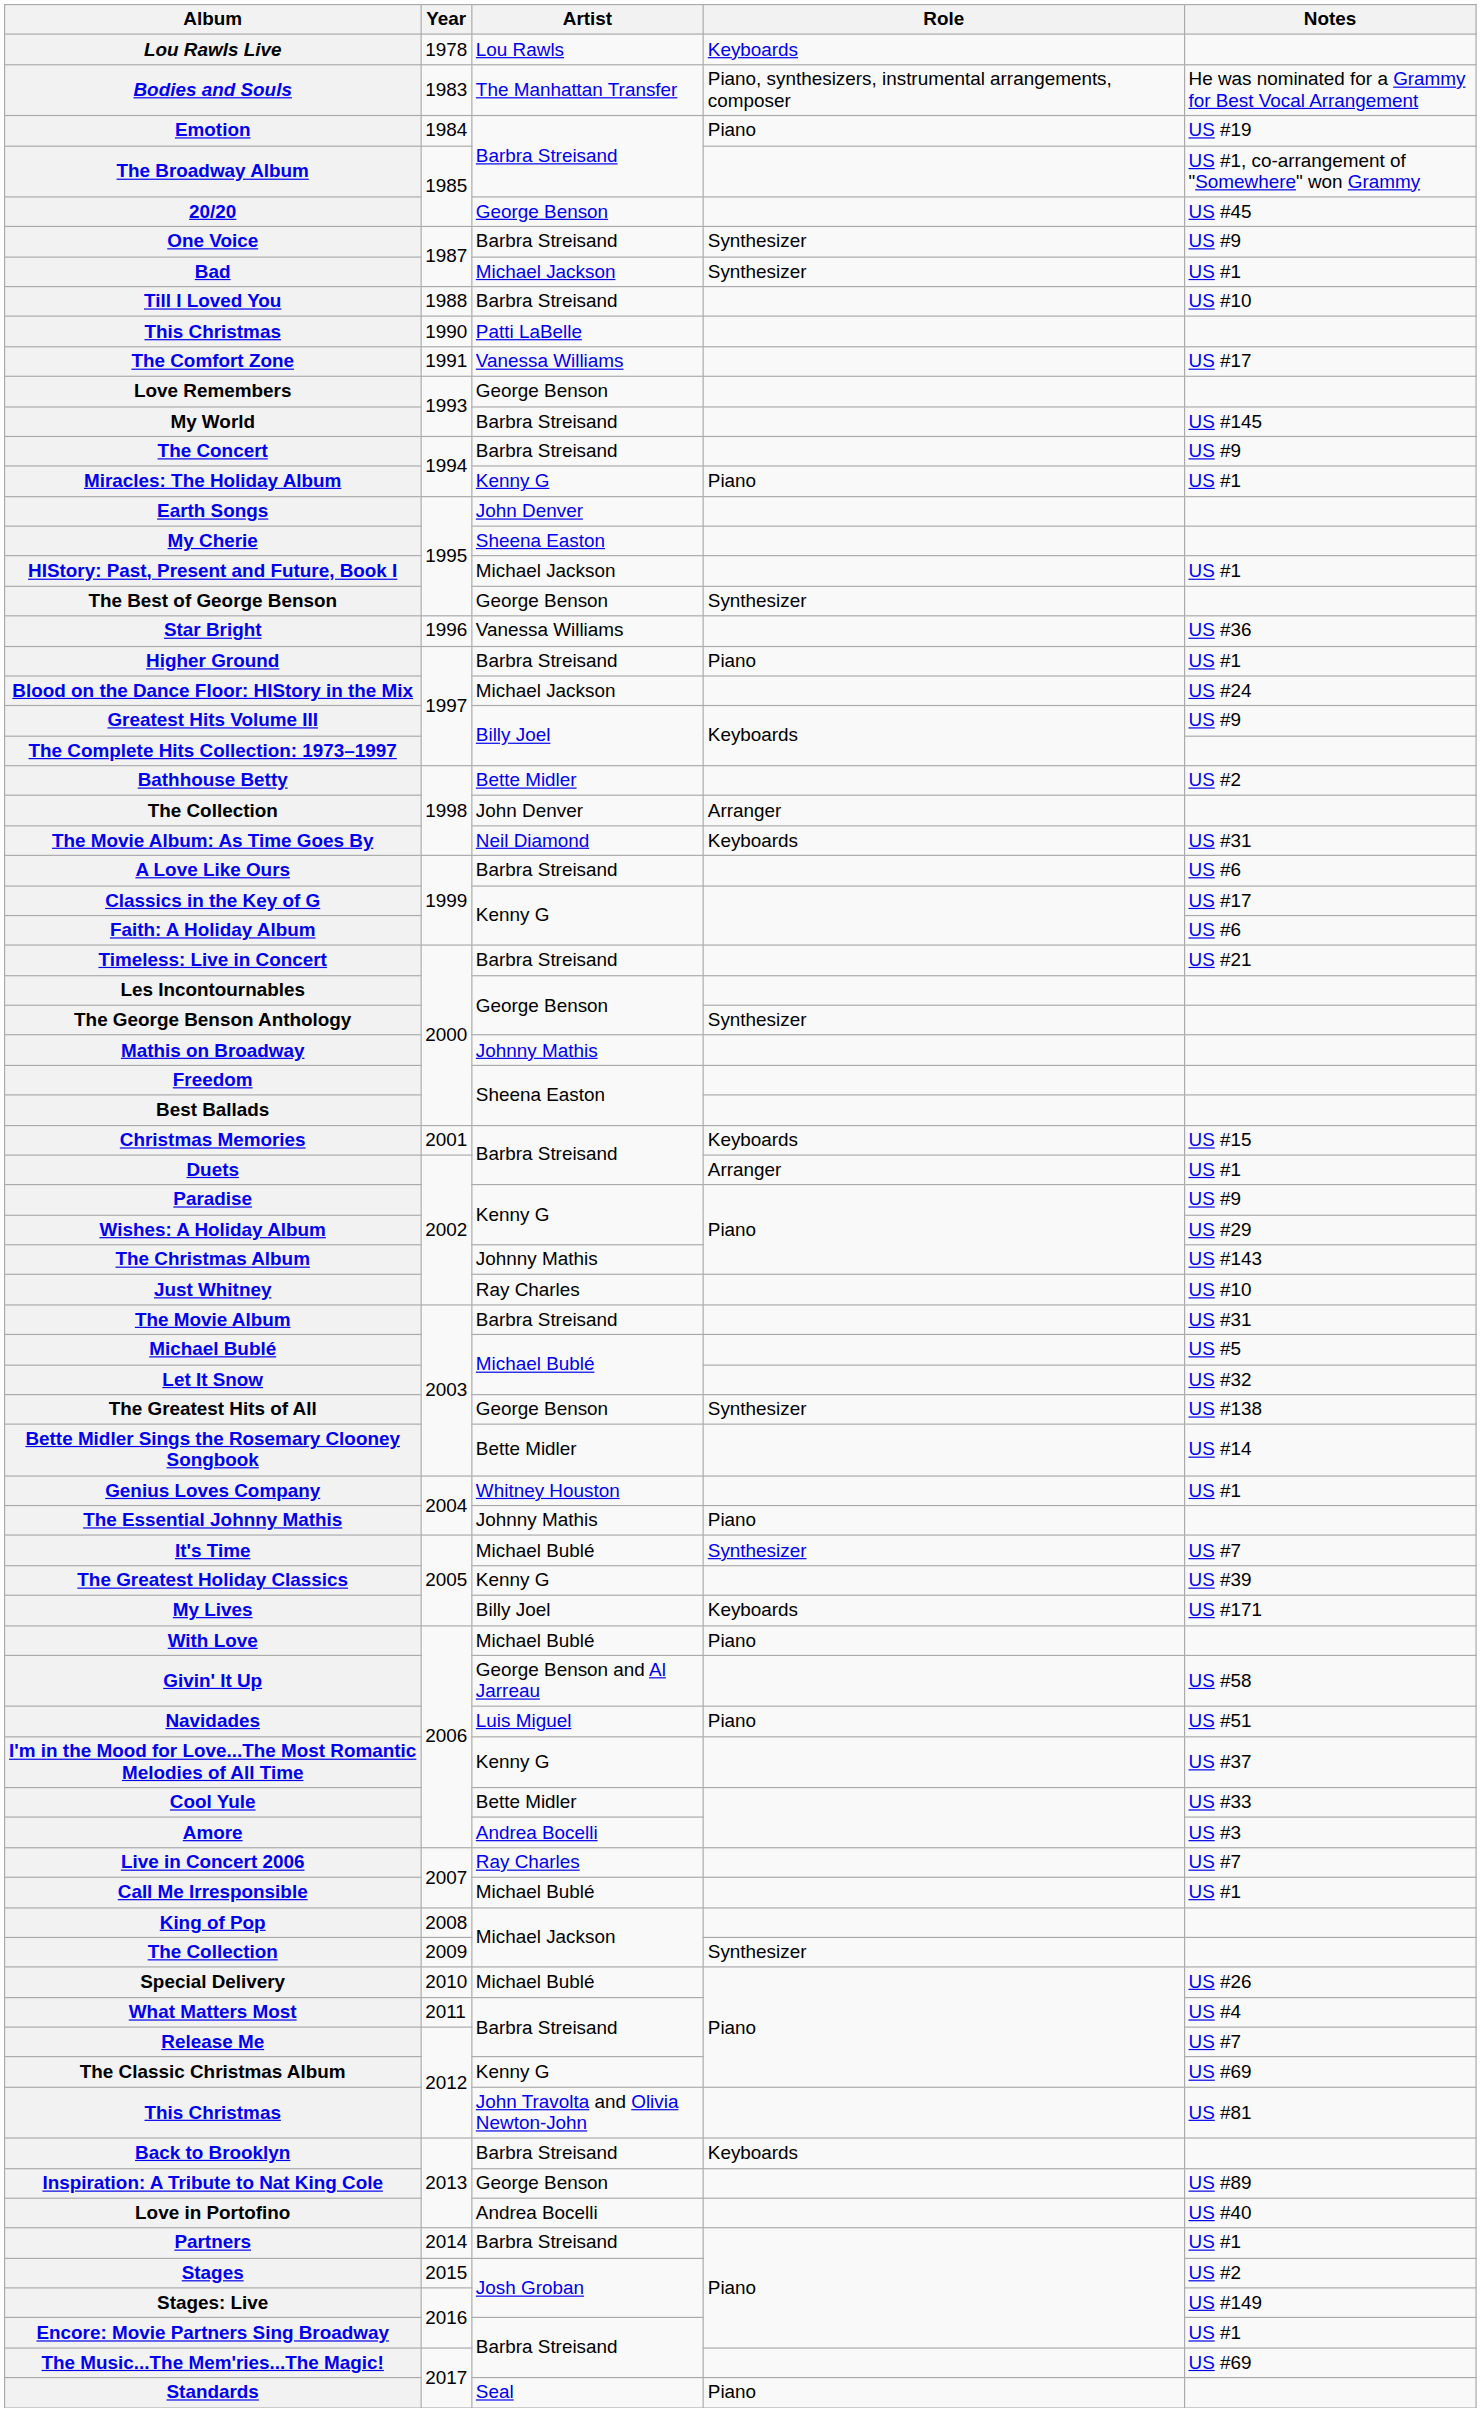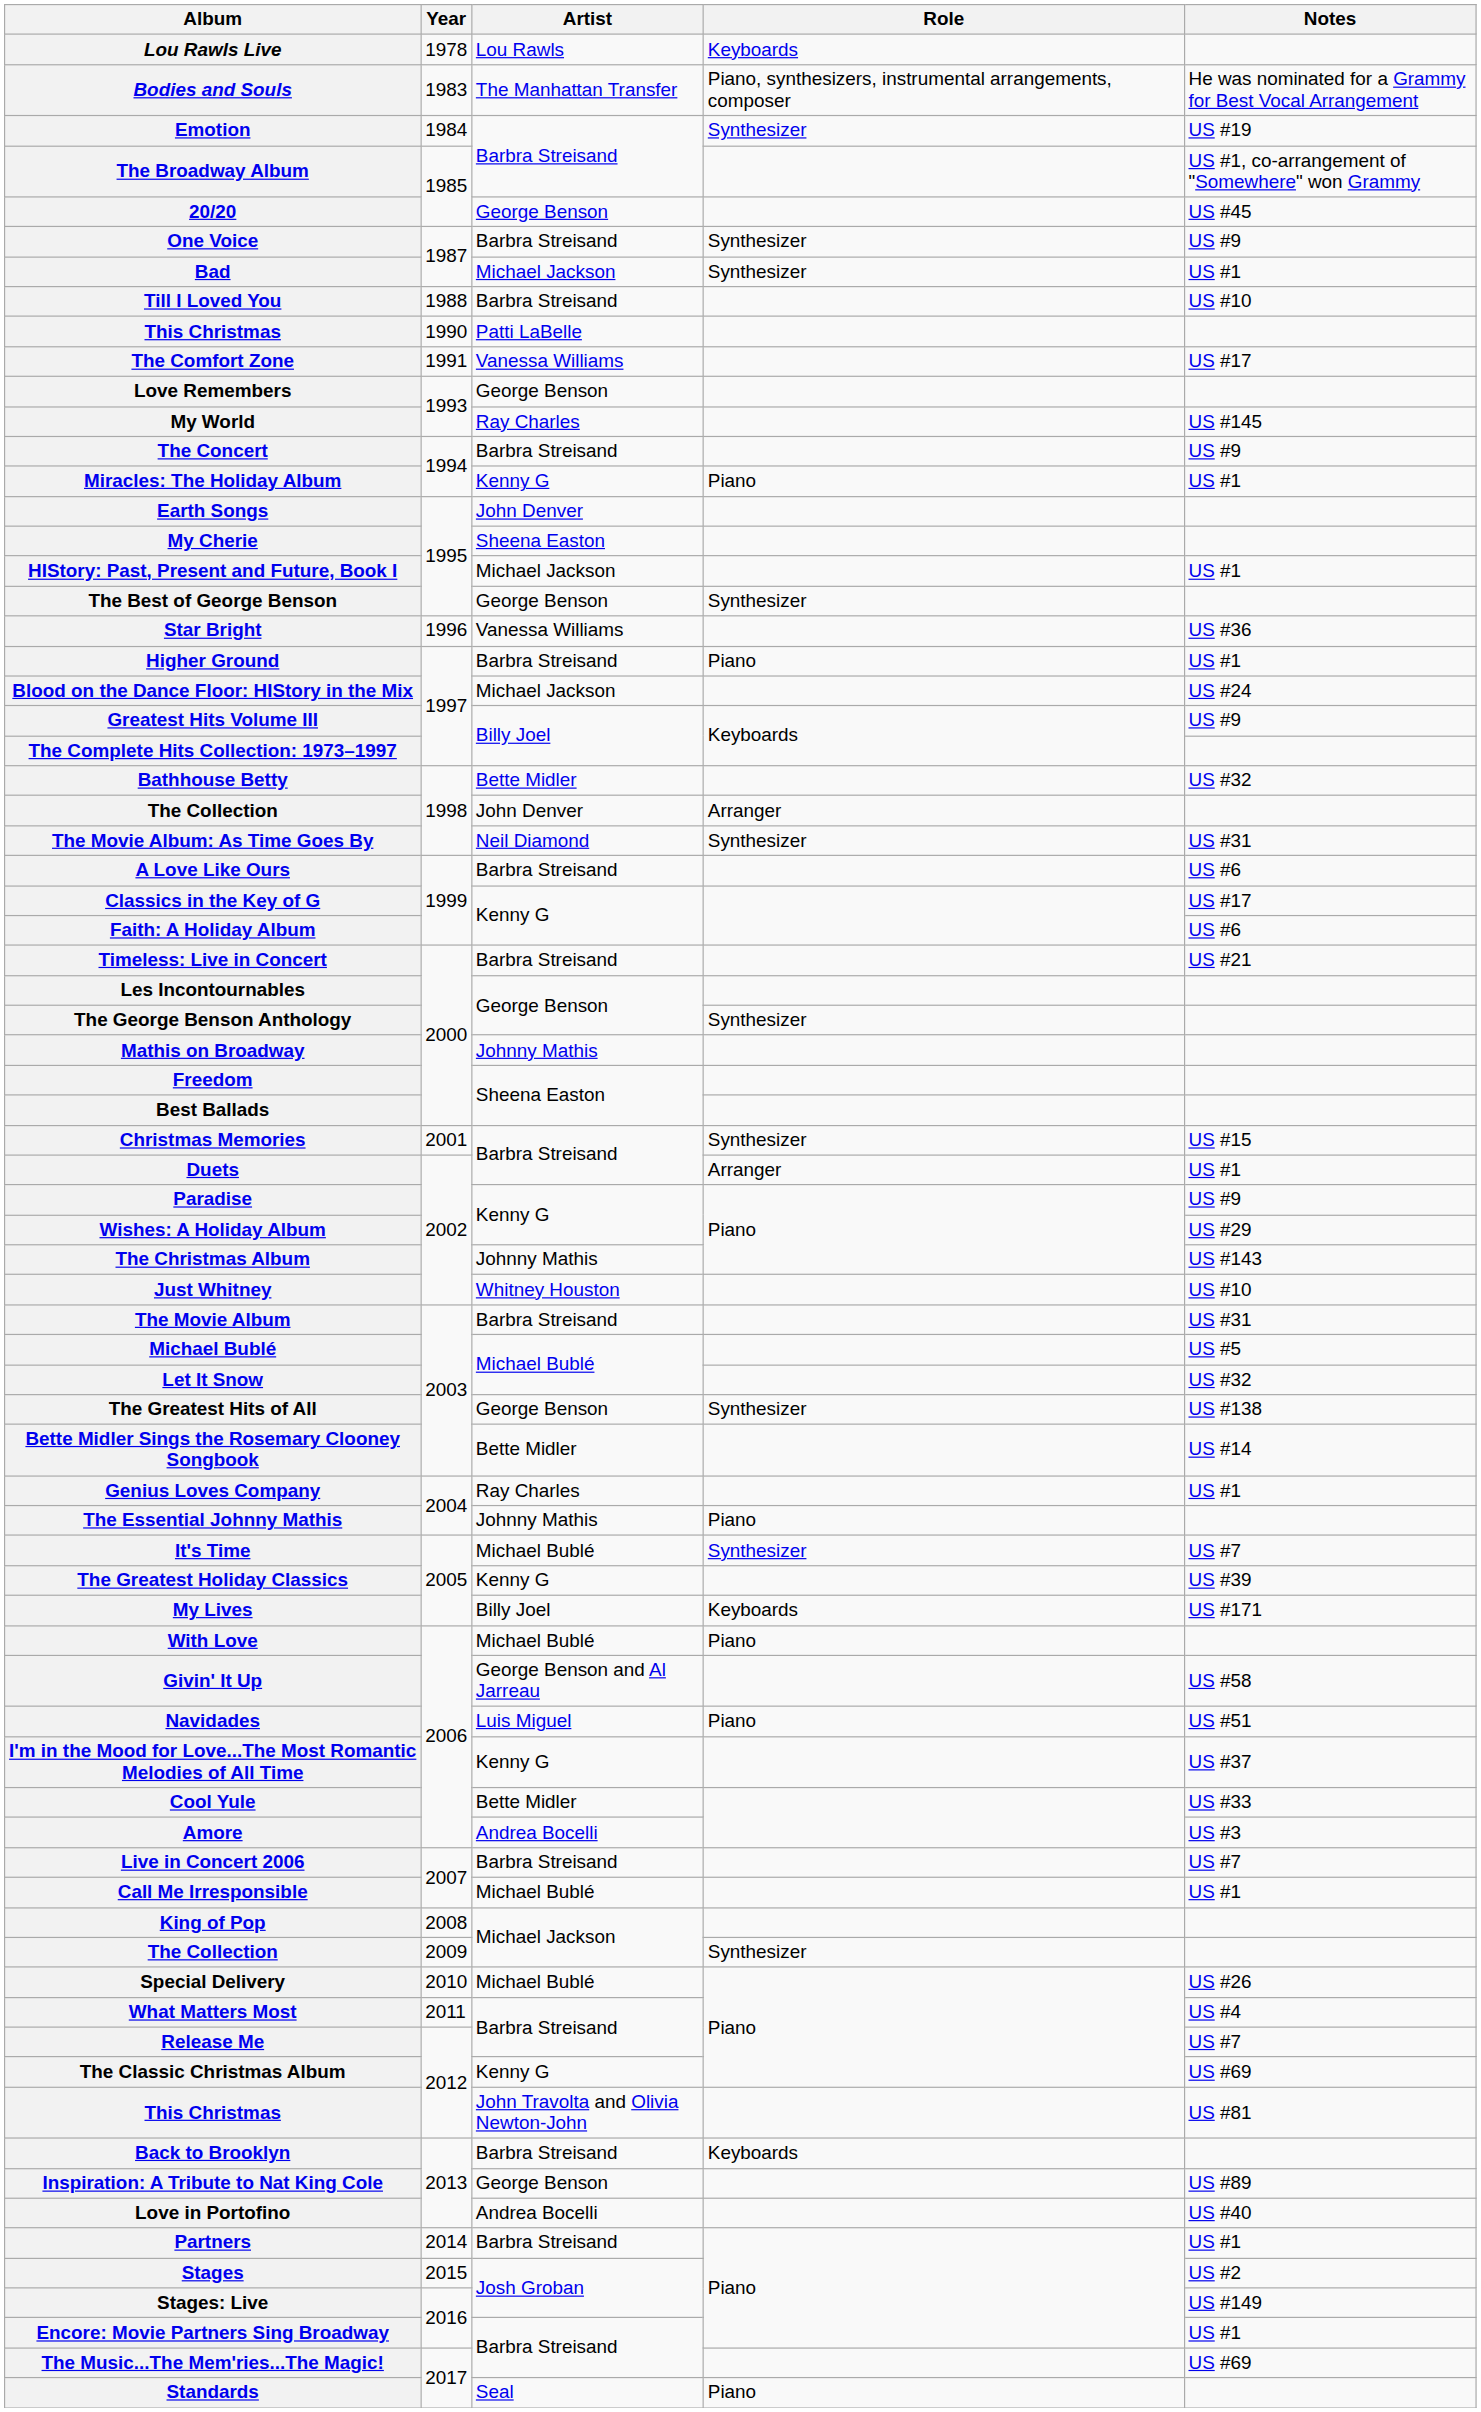(732, 130) Piano -> (757, 130) Synthesizer
(547, 421) Barbra Streisand -> (528, 421) Ray Charles
(1215, 780) US #2 -> (1220, 780) US #32
(753, 840) Keyboards -> (757, 840) Synthesizer
(753, 1139) Keyboards -> (757, 1139) Synthesizer
(528, 1289) Ray Charles -> (548, 1289) Whitney Houston
(548, 1490) Whitney Houston -> (528, 1490) Ray Charles
(528, 1862) Ray Charles -> (547, 1862) Barbra Streisand
